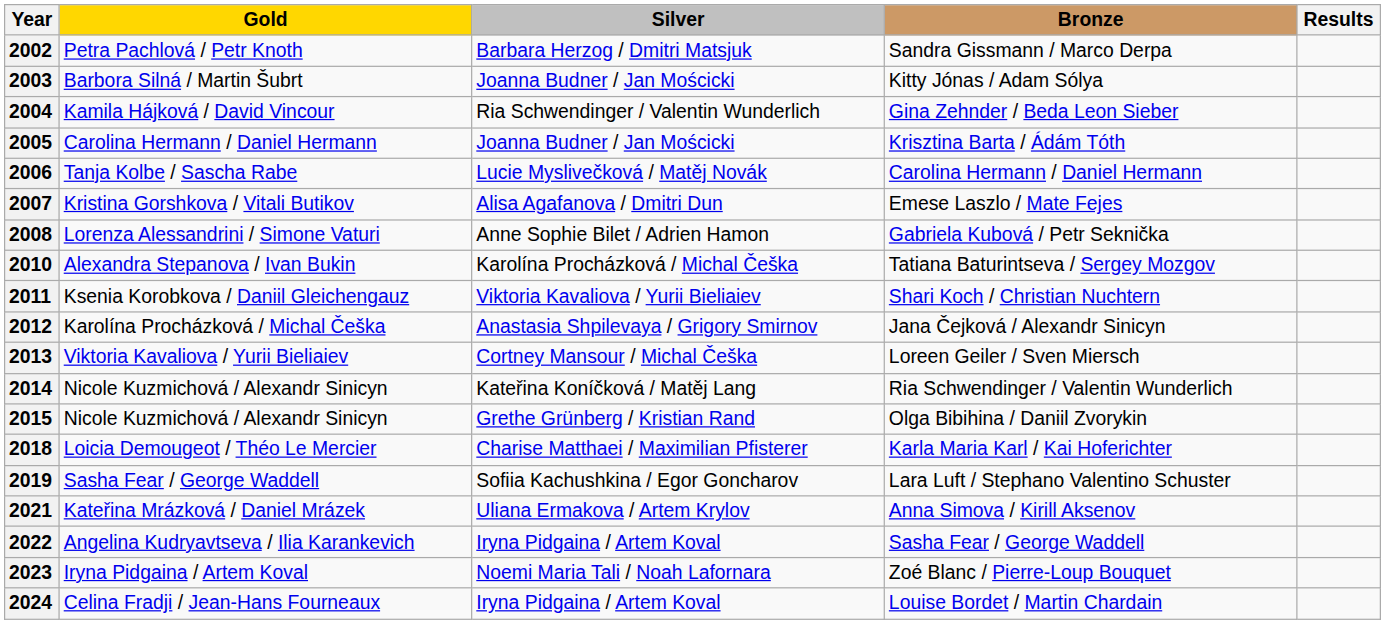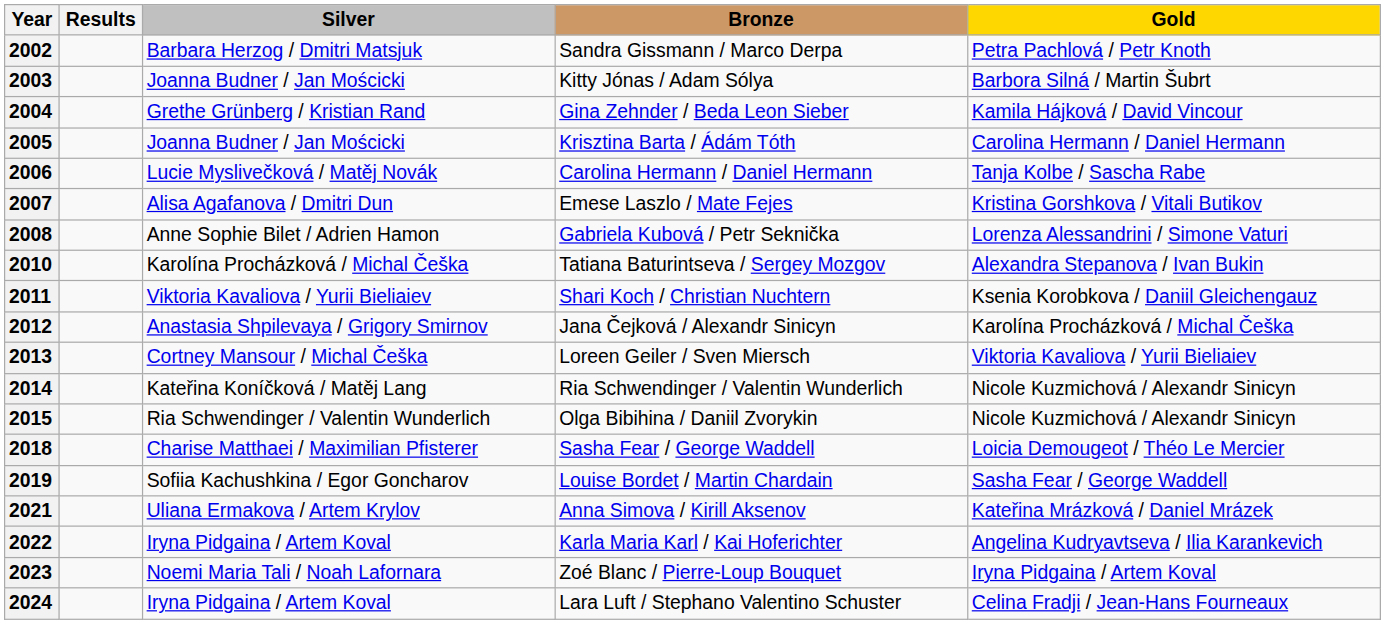columns swapped: (266, 19) <-> (1338, 19)
(648, 111) Ria Schwendinger / Valentin Wunderlich -> (286, 111) Grethe Grünberg / Kristian Rand
(616, 419) Grethe Grünberg / Kristian Rand -> (318, 419) Ria Schwendinger / Valentin Wunderlich
(1030, 449) Karla Maria Karl / Kai Hoferichter -> (687, 449) Sasha Fear / George Waddell
(1060, 480) Lara Luft / Stephano Valentino Schuster -> (696, 480) Louise Bordet / Martin Chardain
(1017, 541) Sasha Fear / George Waddell -> (701, 541) Karla Maria Karl / Kai Hoferichter
(1026, 603) Louise Bordet / Martin Chardain -> (730, 603) Lara Luft / Stephano Valentino Schuster
